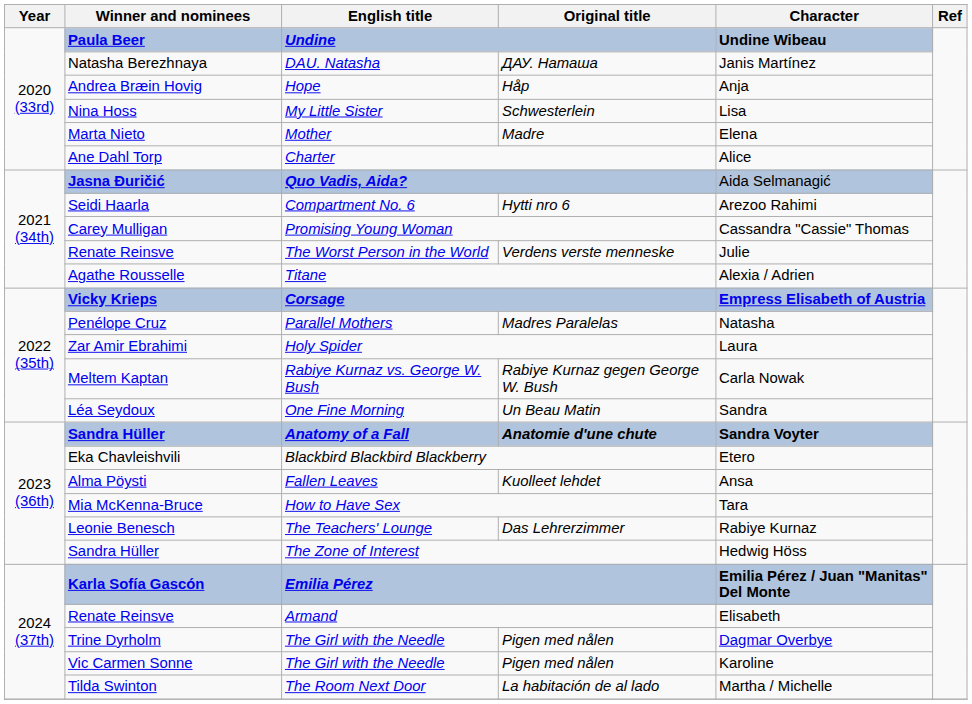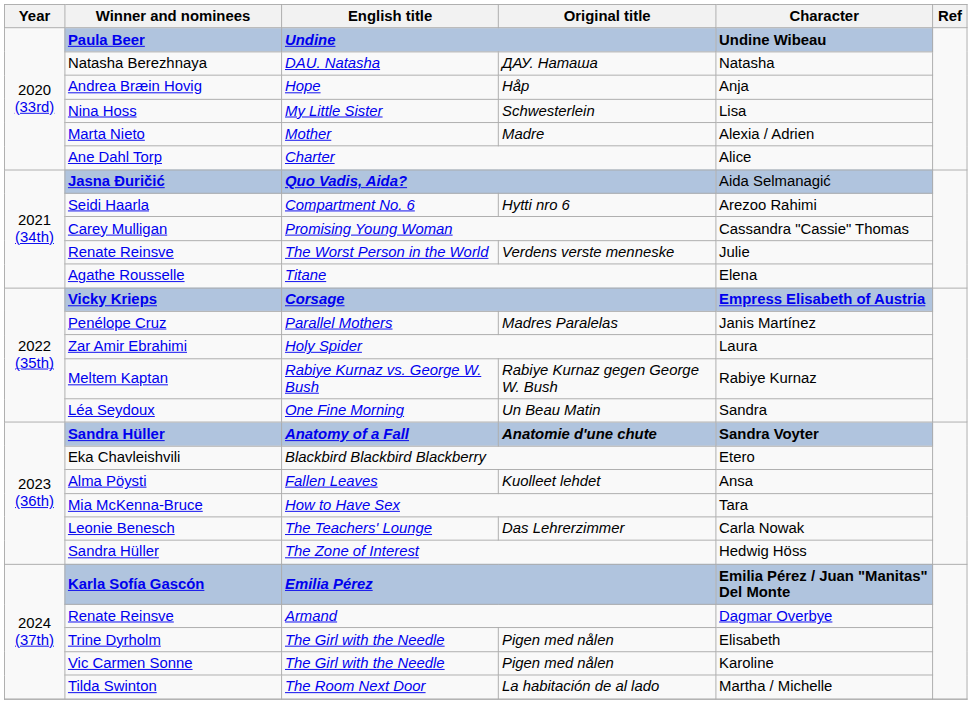(767, 63) Janis Martínez -> (747, 63) Natasha
(738, 134) Elena -> (767, 134) Alexia / Adrien
(767, 275) Alexia / Adrien -> (738, 275) Elena
(747, 323) Natasha -> (767, 323) Janis Martínez
(762, 378) Carla Nowak -> (768, 378) Rabiye Kurnaz
(768, 528) Rabiye Kurnaz -> (762, 528) Carla Nowak
(750, 616) Elisabeth -> (776, 616) Dagmar Overbye
(776, 639) Dagmar Overbye -> (750, 639) Elisabeth
